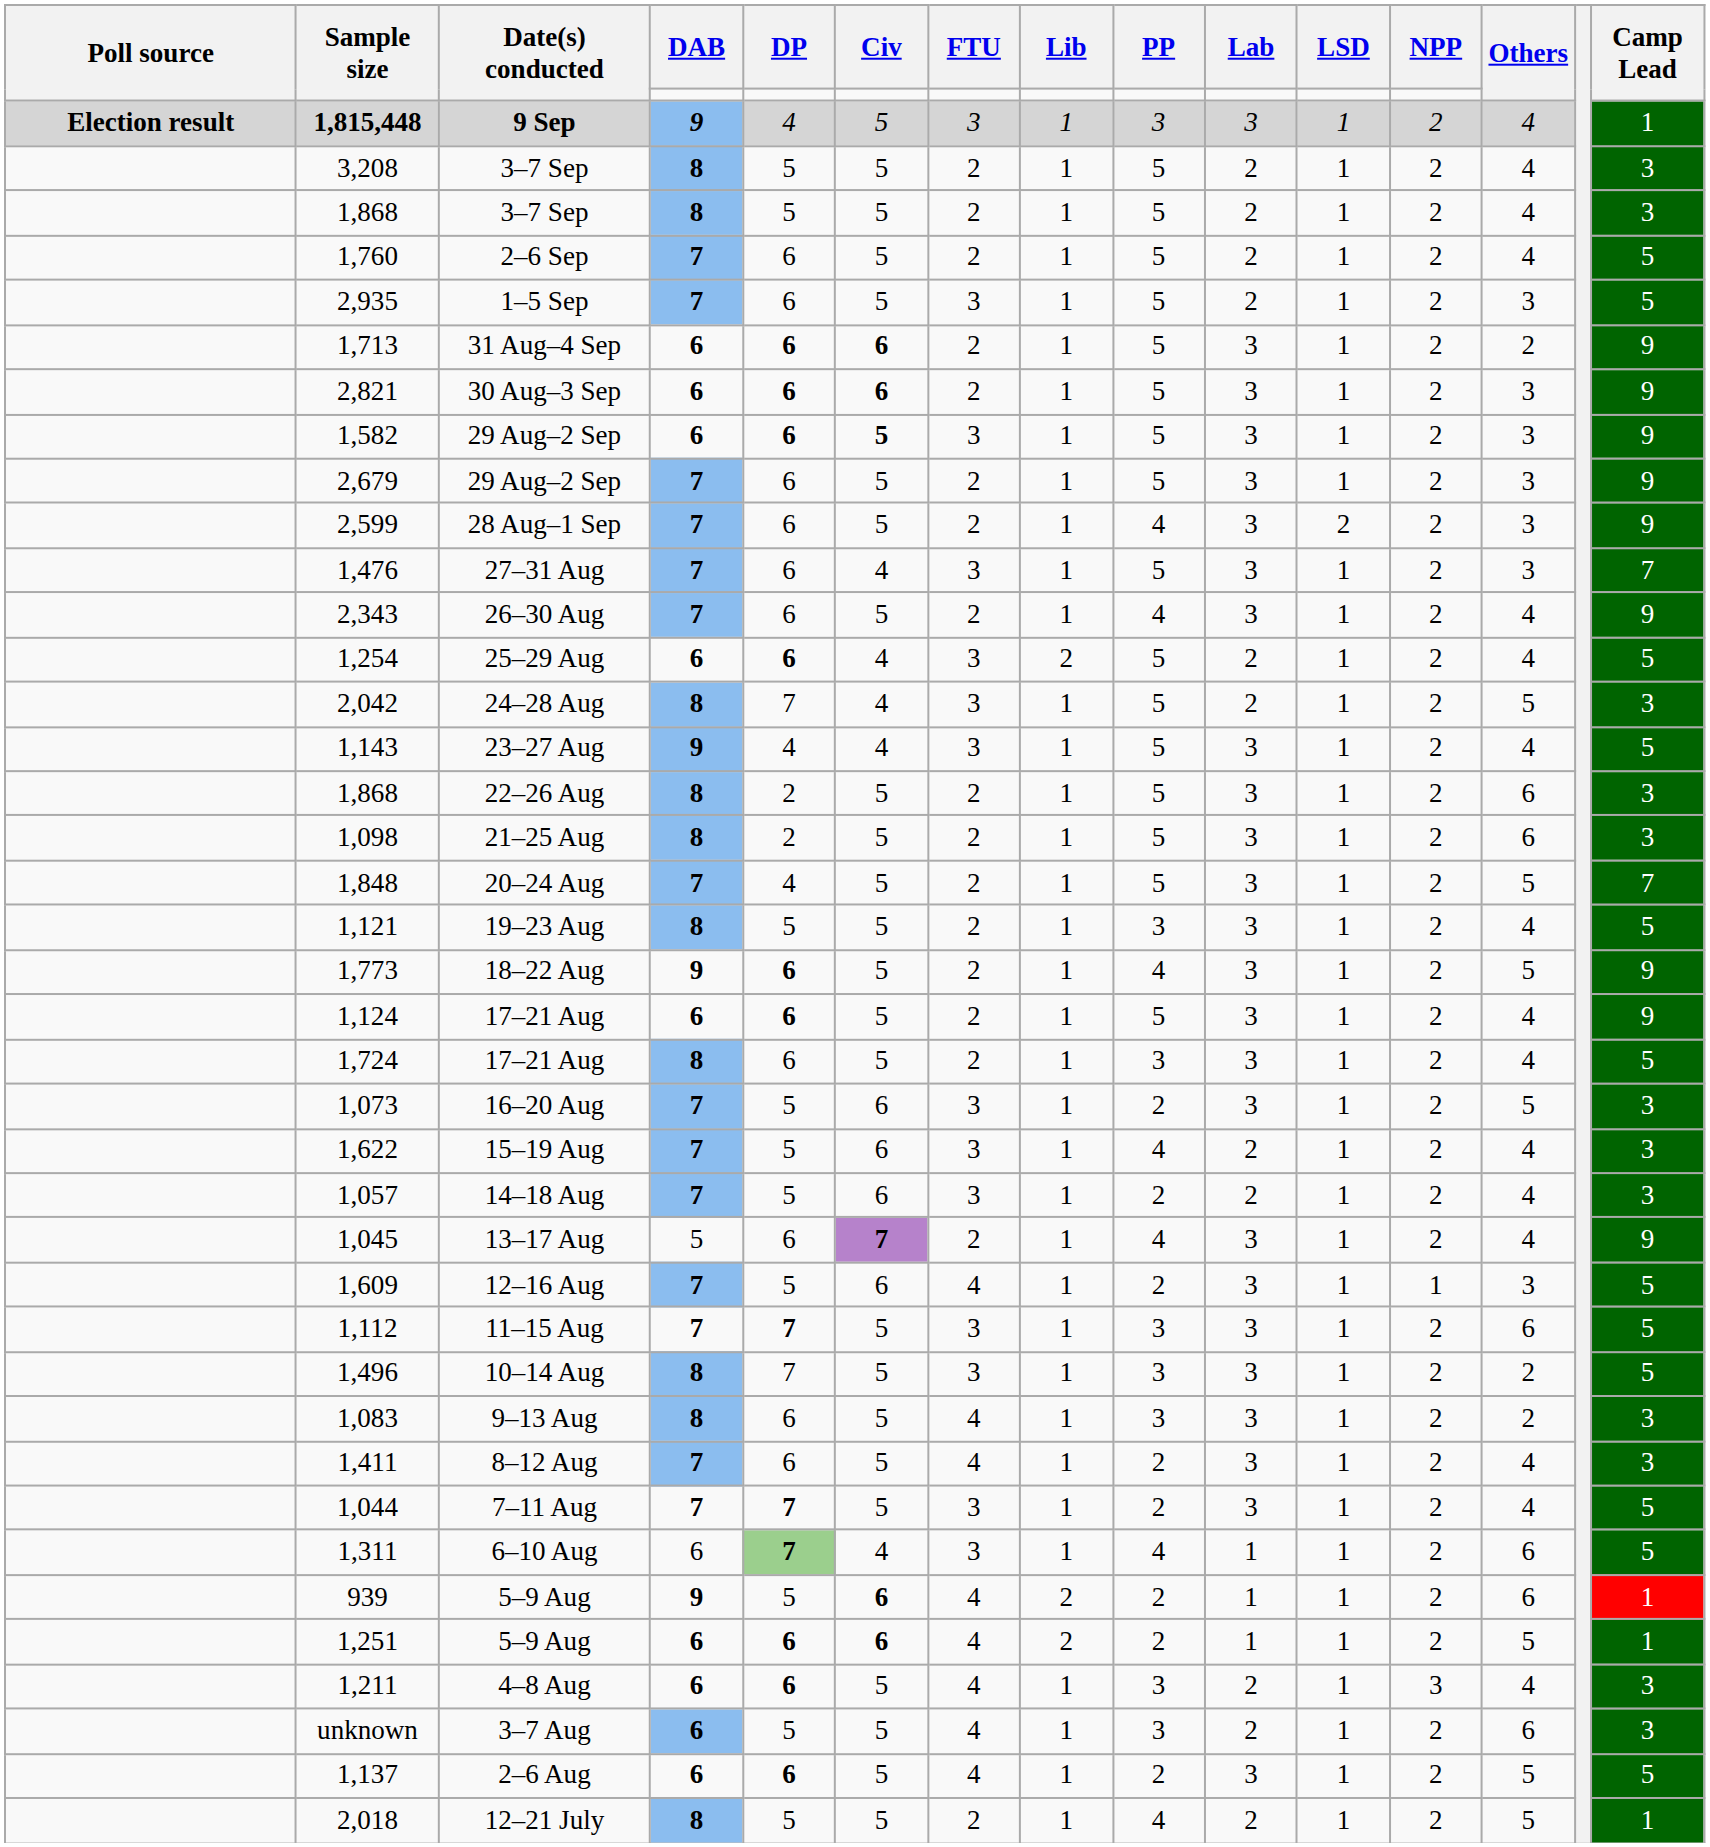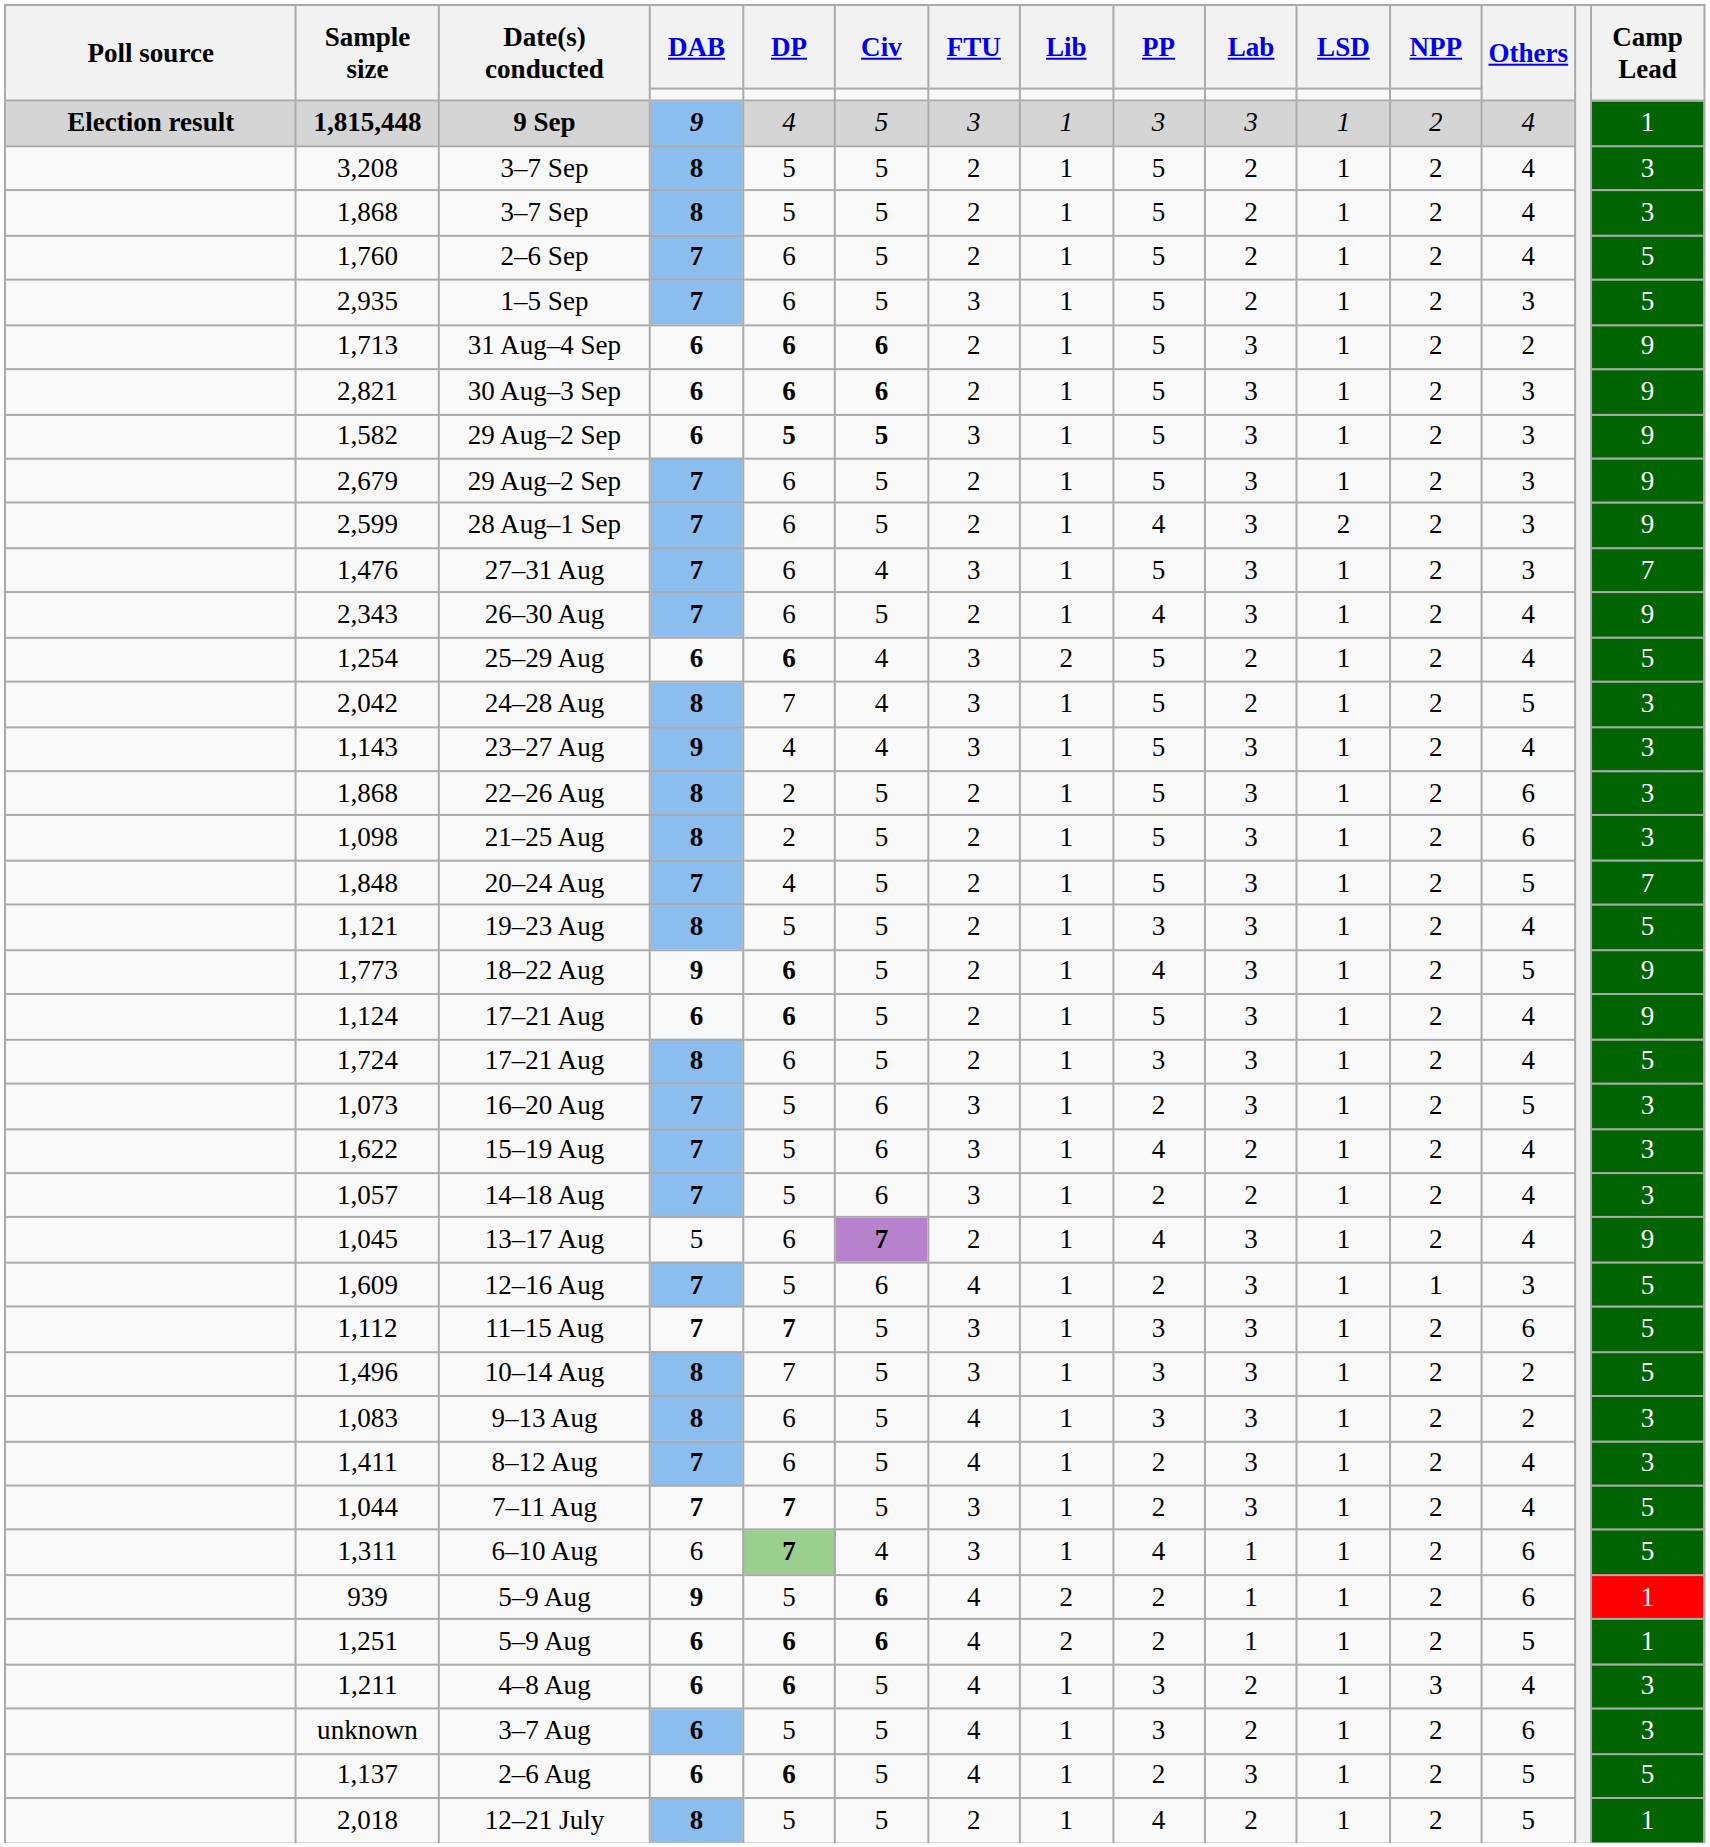(789, 435) 6 -> (789, 435) 5
(1647, 747) 5 -> (1647, 747) 3
